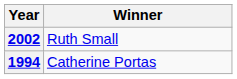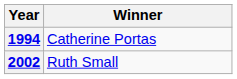rows swapped: (24, 62) <-> (24, 39)
